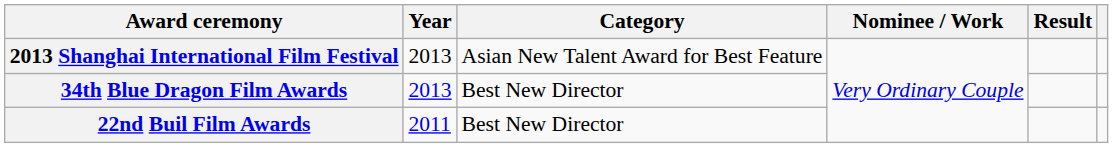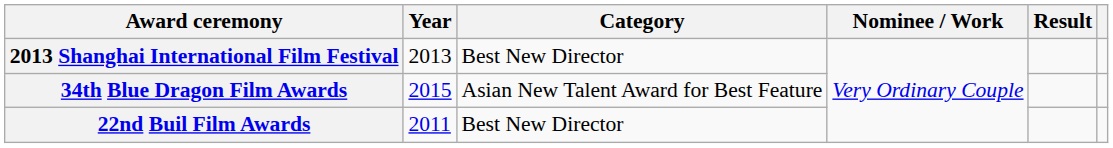(642, 55) Asian New Talent Award for Best Feature -> (543, 55) Best New Director
(430, 90) 2013 -> (430, 90) 2015
(543, 90) Best New Director -> (642, 90) Asian New Talent Award for Best Feature
